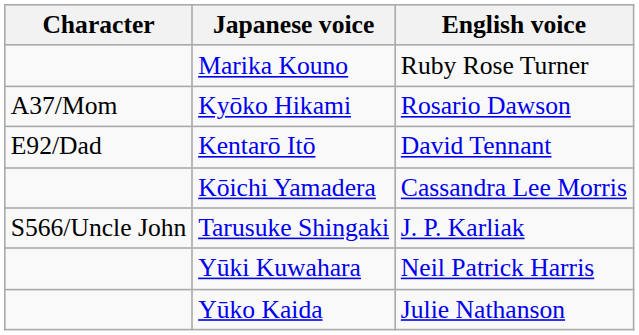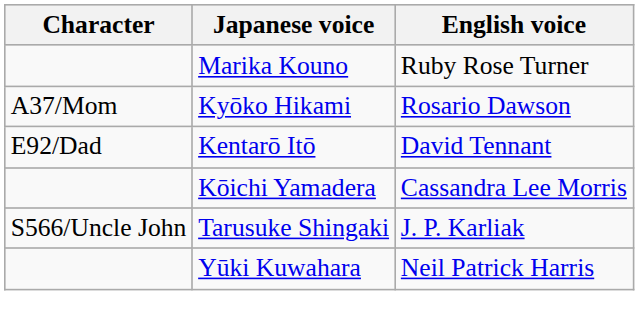- row: (260, 308)
